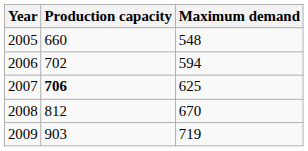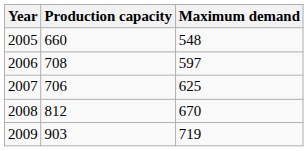(56, 63) 702 -> (56, 63) 708
(190, 63) 594 -> (190, 63) 597
(56, 87) bold -> (56, 87) normal
